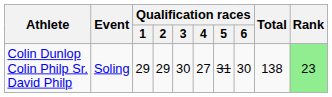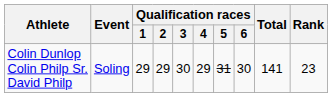(203, 69) 27 -> (203, 69) 29
(272, 69) 138 -> (272, 69) 141
(308, 69) lightgreen background -> (308, 69) no background
